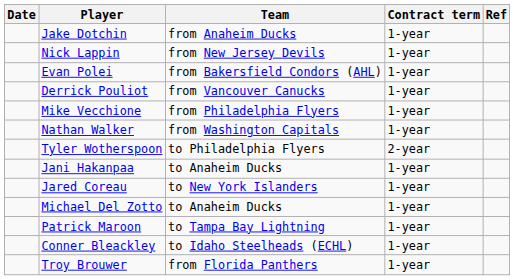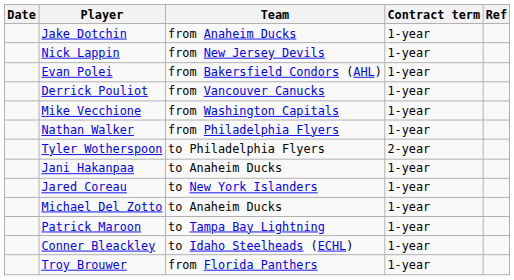(254, 110) from Philadelphia Flyers -> (254, 110) from Washington Capitals
(254, 130) from Washington Capitals -> (254, 130) from Philadelphia Flyers
